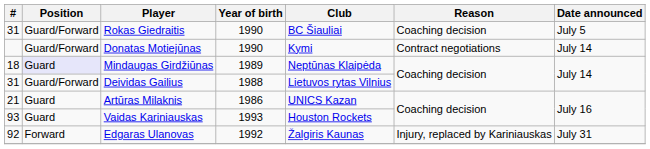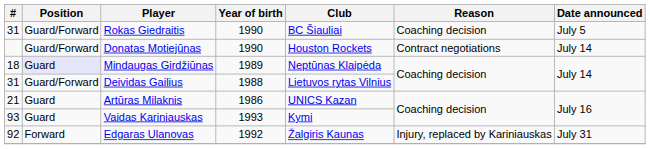(300, 47) Kymi -> (330, 47) Houston Rockets
(330, 117) Houston Rockets -> (300, 117) Kymi
